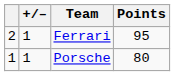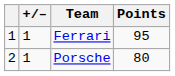(12, 38) 2 -> (12, 38) 1
(12, 60) 1 -> (12, 60) 2
